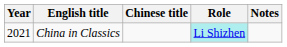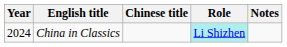(19, 32) 2021 -> (19, 32) 2024
